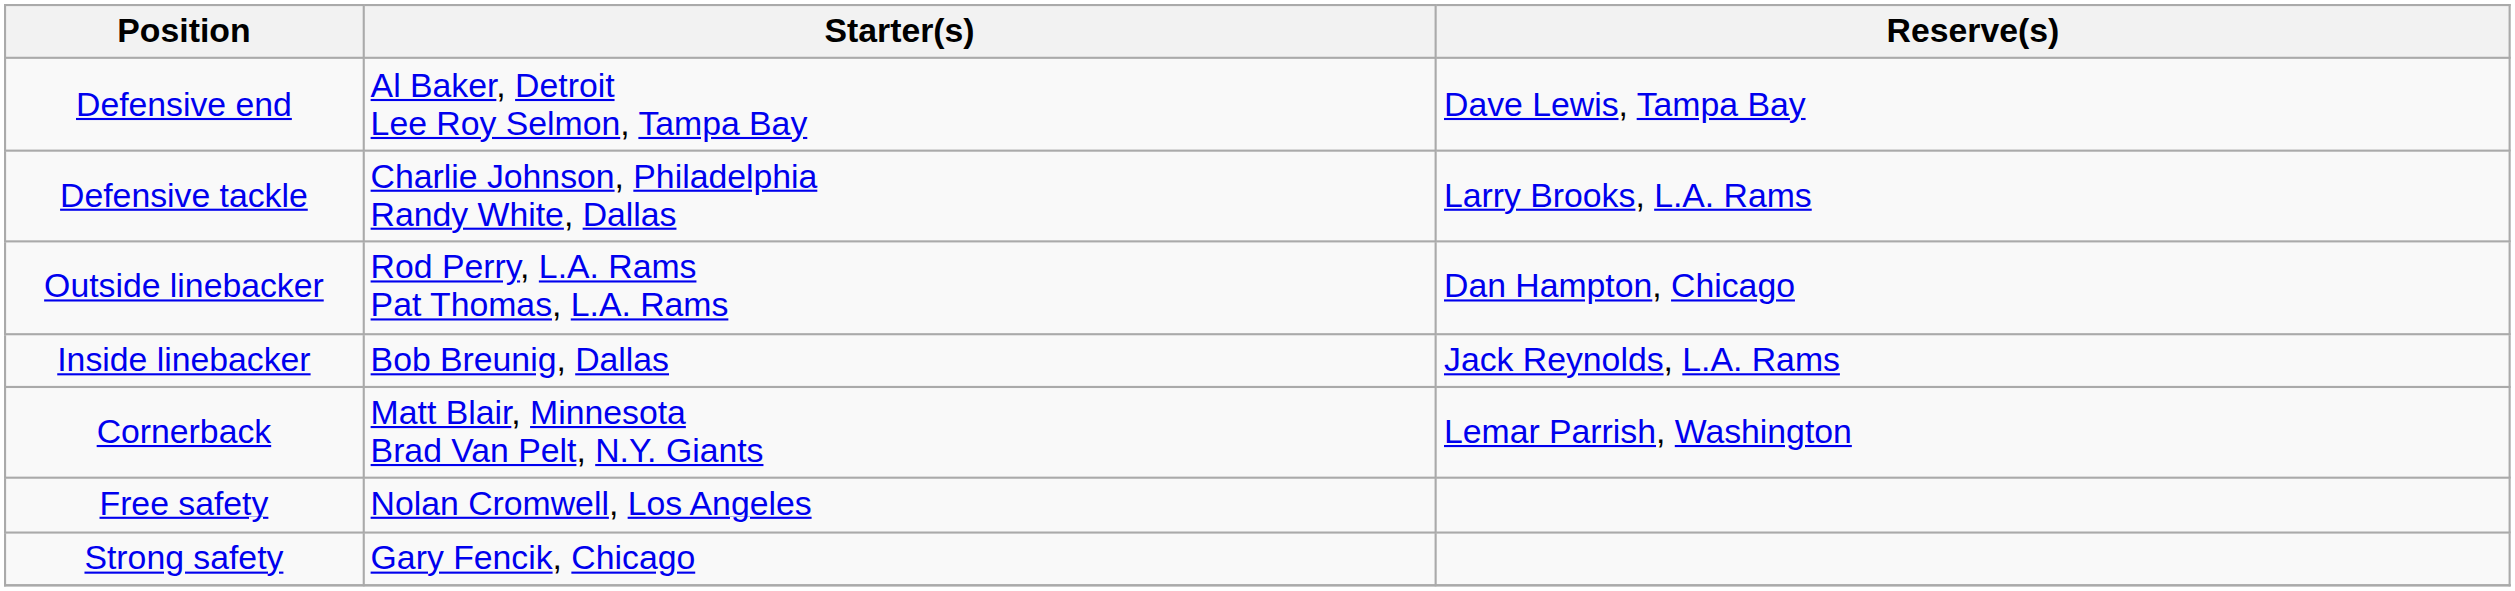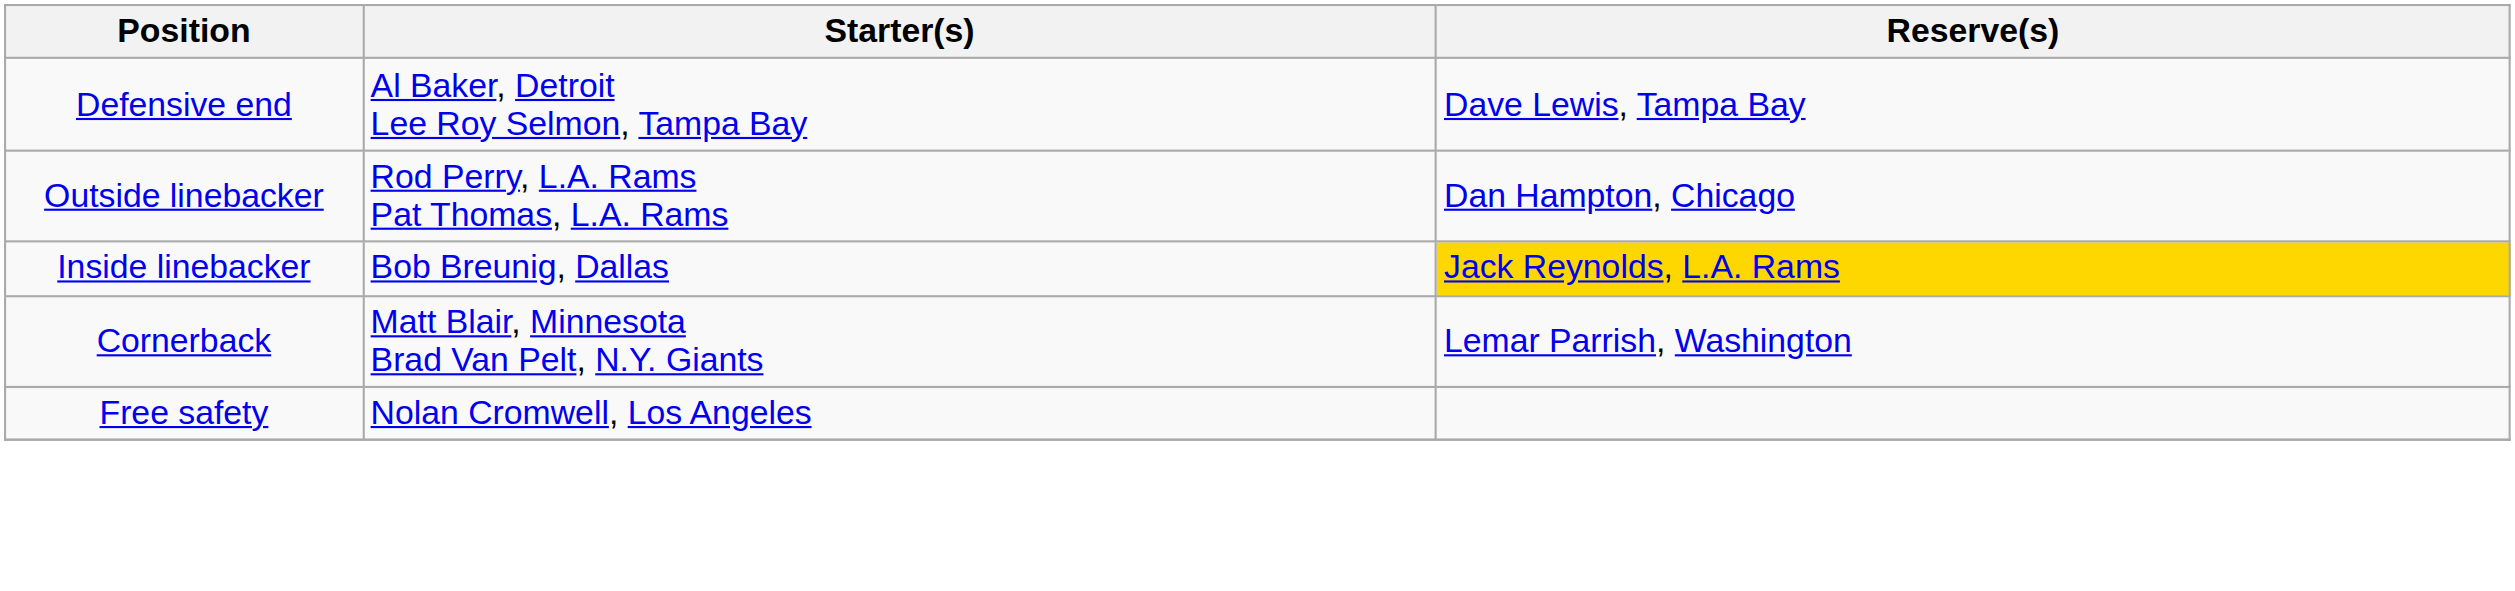- row: (184, 195)
(1642, 359) no background -> (1642, 267) gold background
- row: (184, 557)
